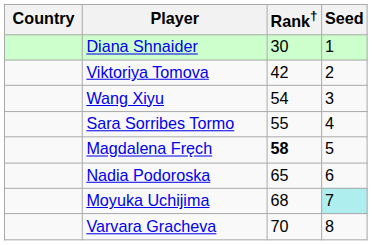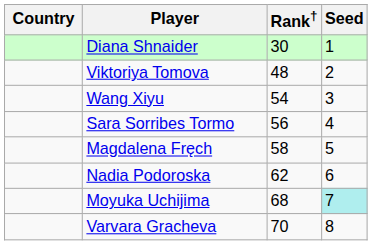(280, 72) 42 -> (280, 72) 48
(280, 124) 55 -> (280, 124) 56
(280, 149) bold -> (280, 149) normal
(280, 175) 65 -> (280, 175) 62
